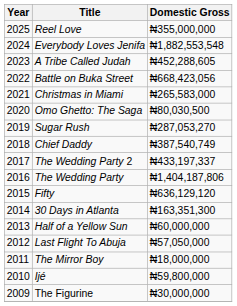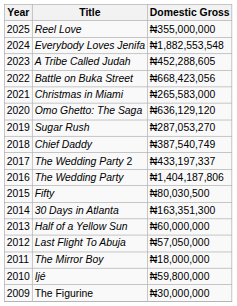(180, 111) ₦80,030,500 -> (183, 111) ₦636,129,120
(183, 194) ₦636,129,120 -> (180, 194) ₦80,030,500
